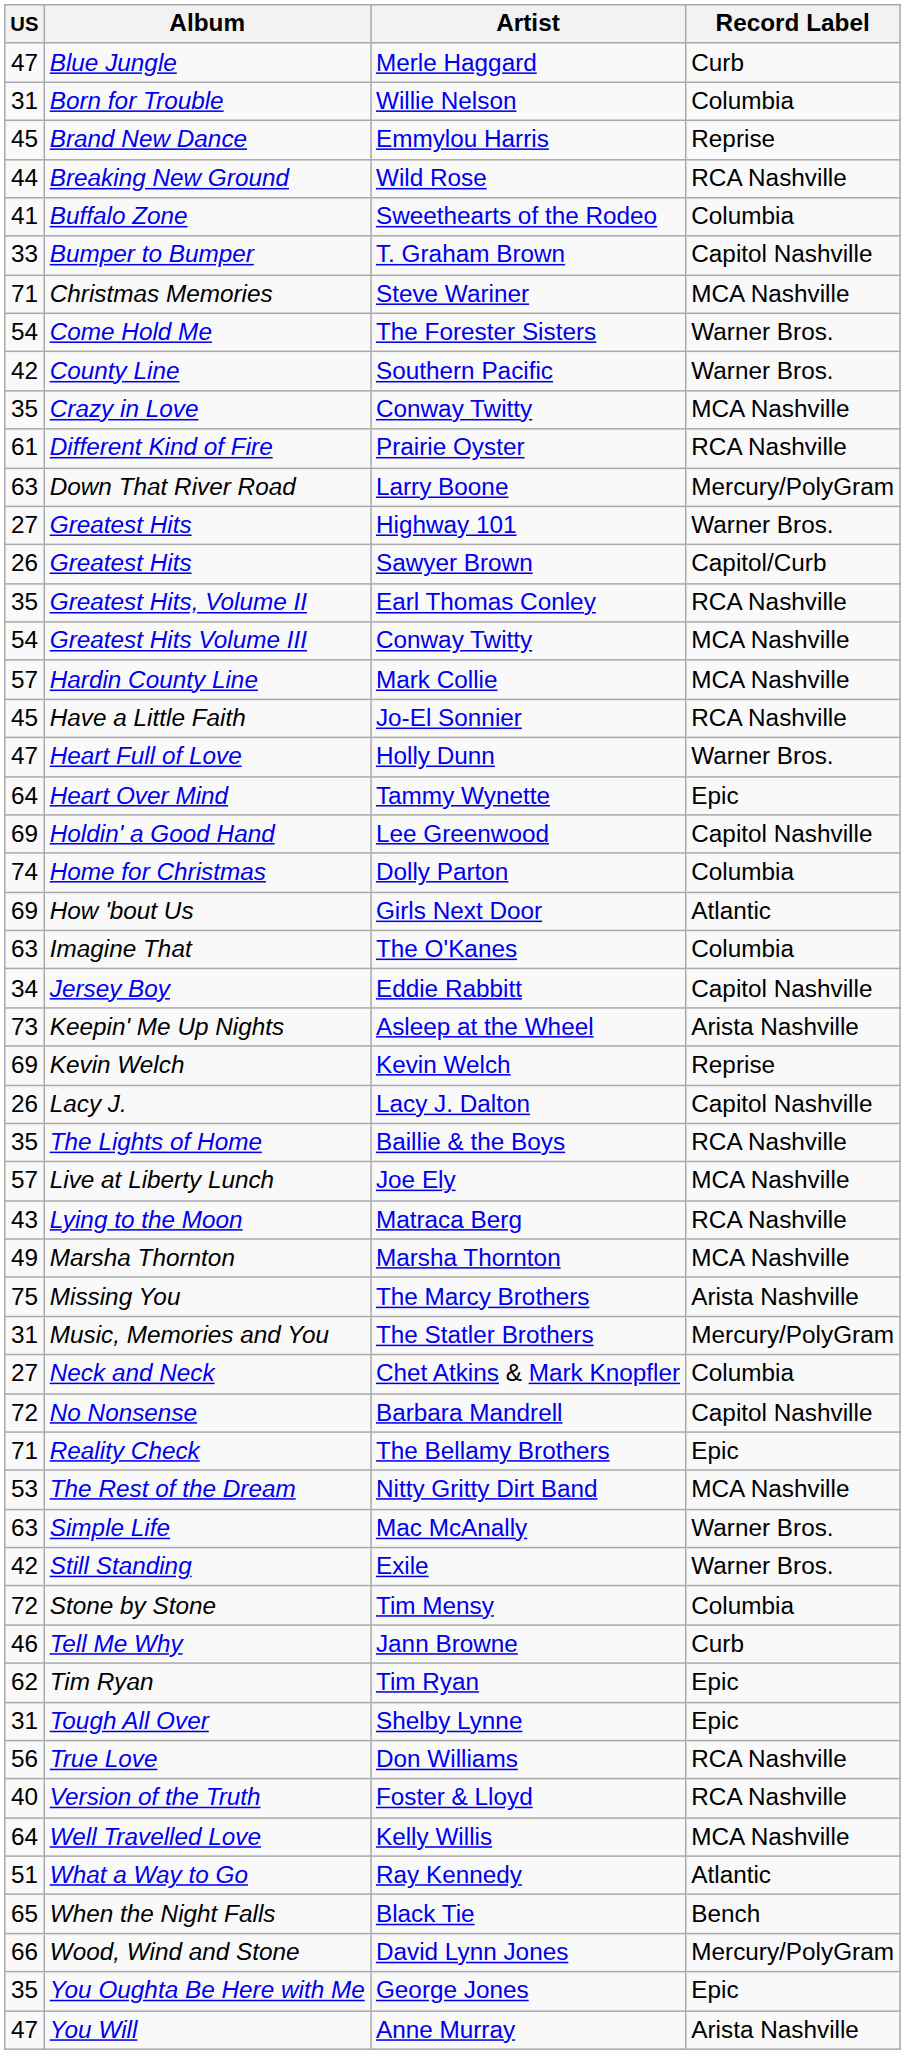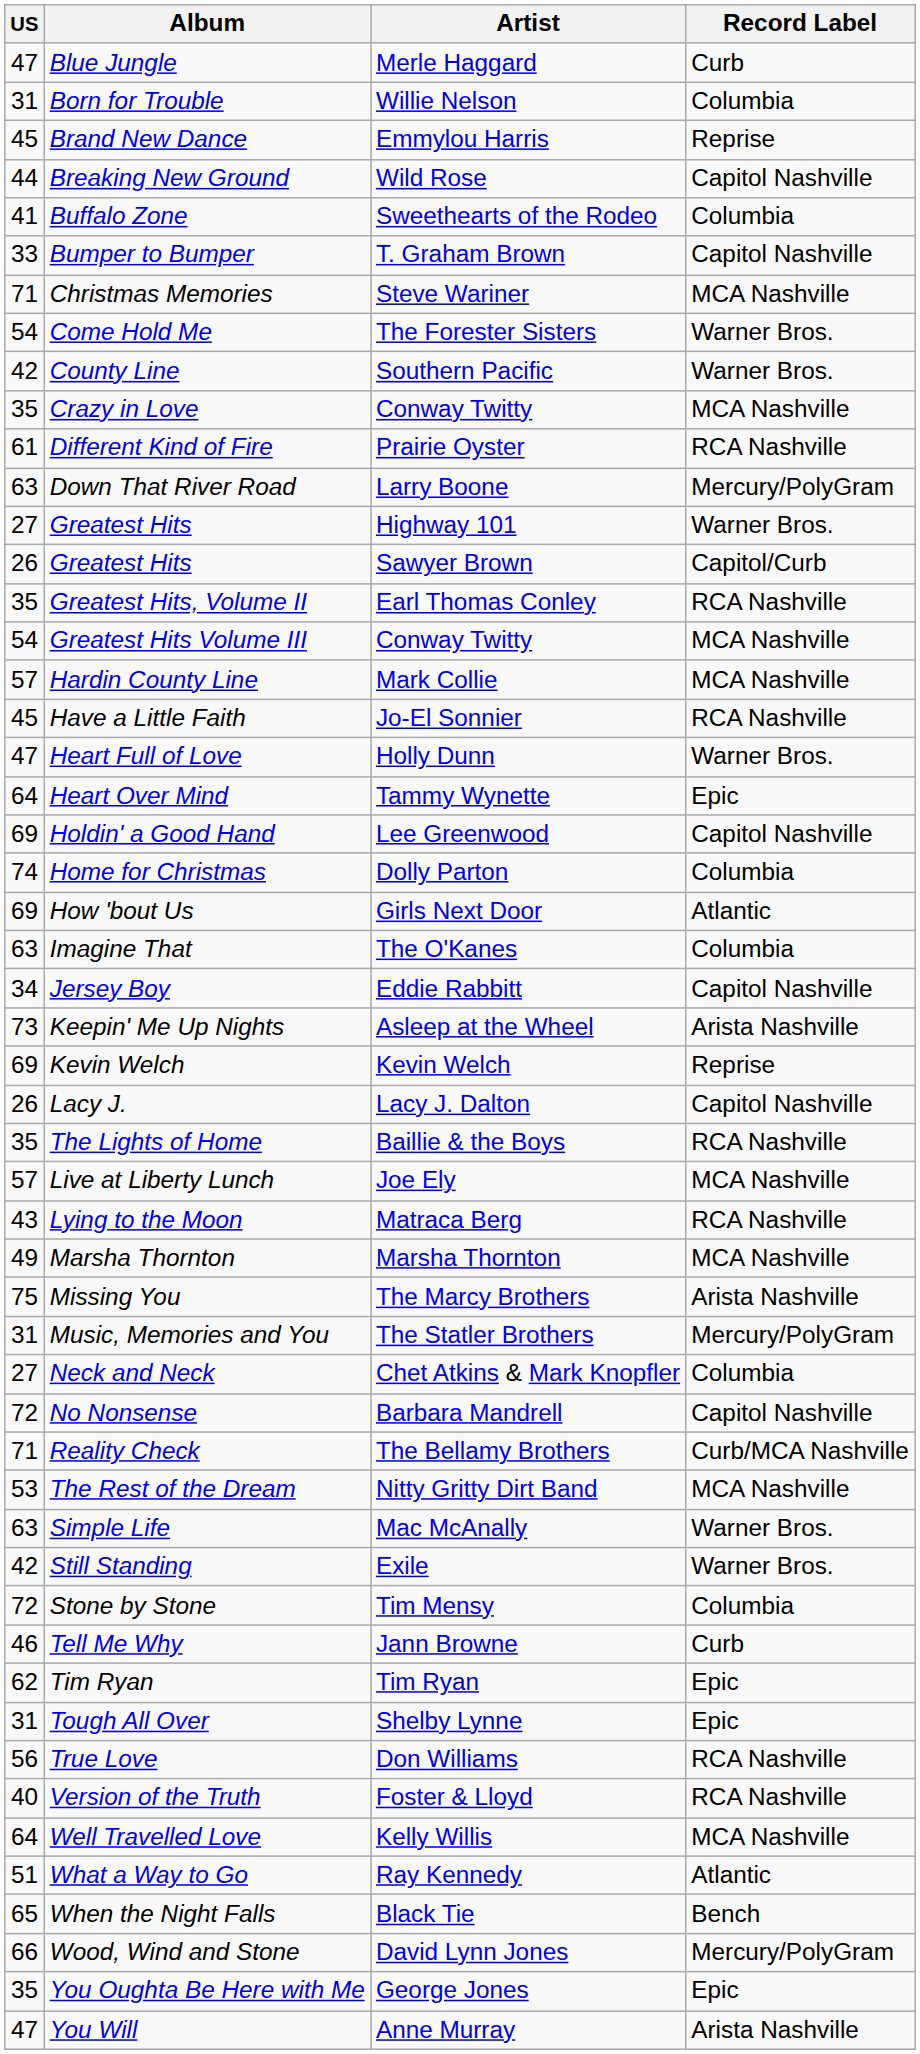(769, 178) RCA Nashville -> (782, 178) Capitol Nashville
(715, 1450) Epic -> (800, 1450) Curb/MCA Nashville
